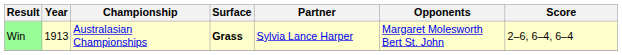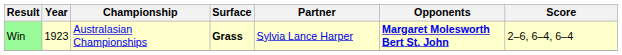(56, 36) 1913 -> (56, 36) 1923
(432, 36) normal -> (436, 36) bold
